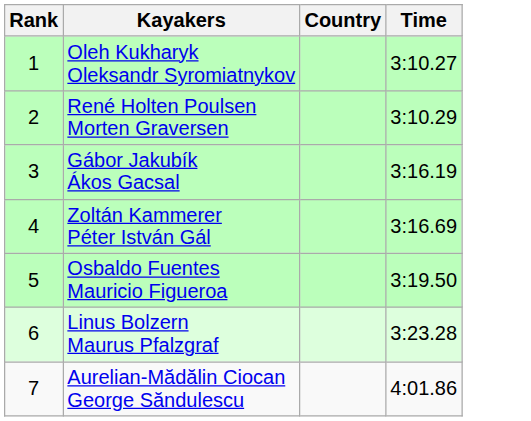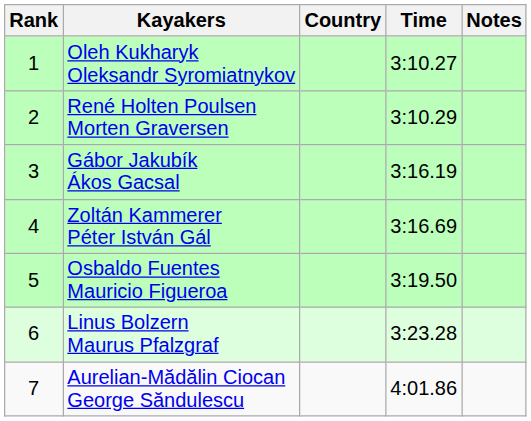+ column: (494, 20)
